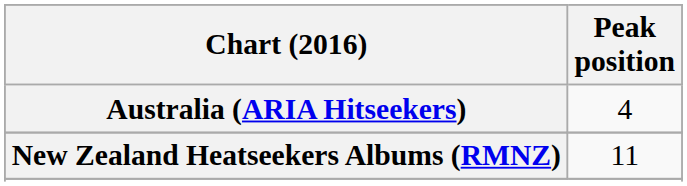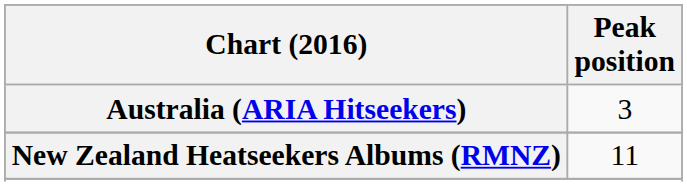(625, 108) 4 -> (625, 108) 3
